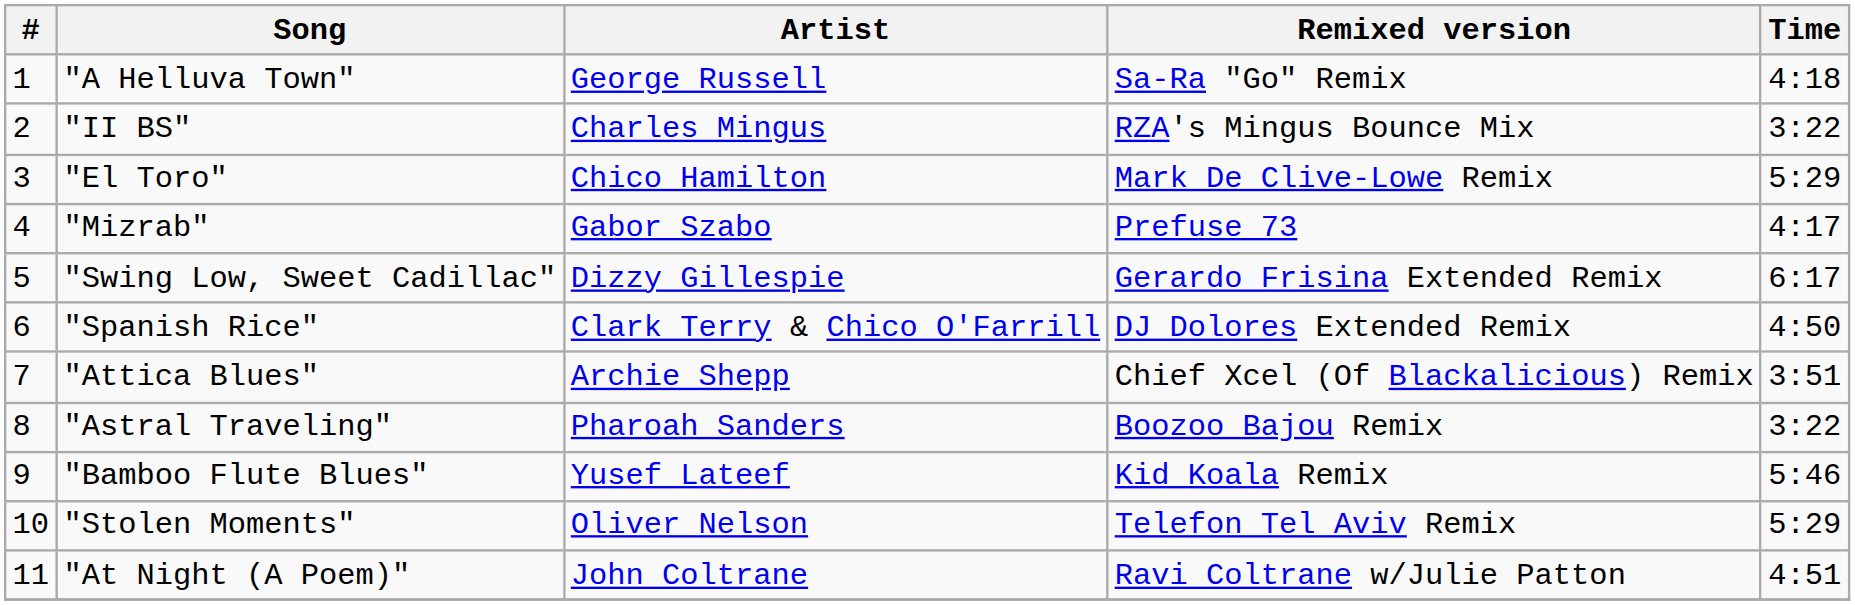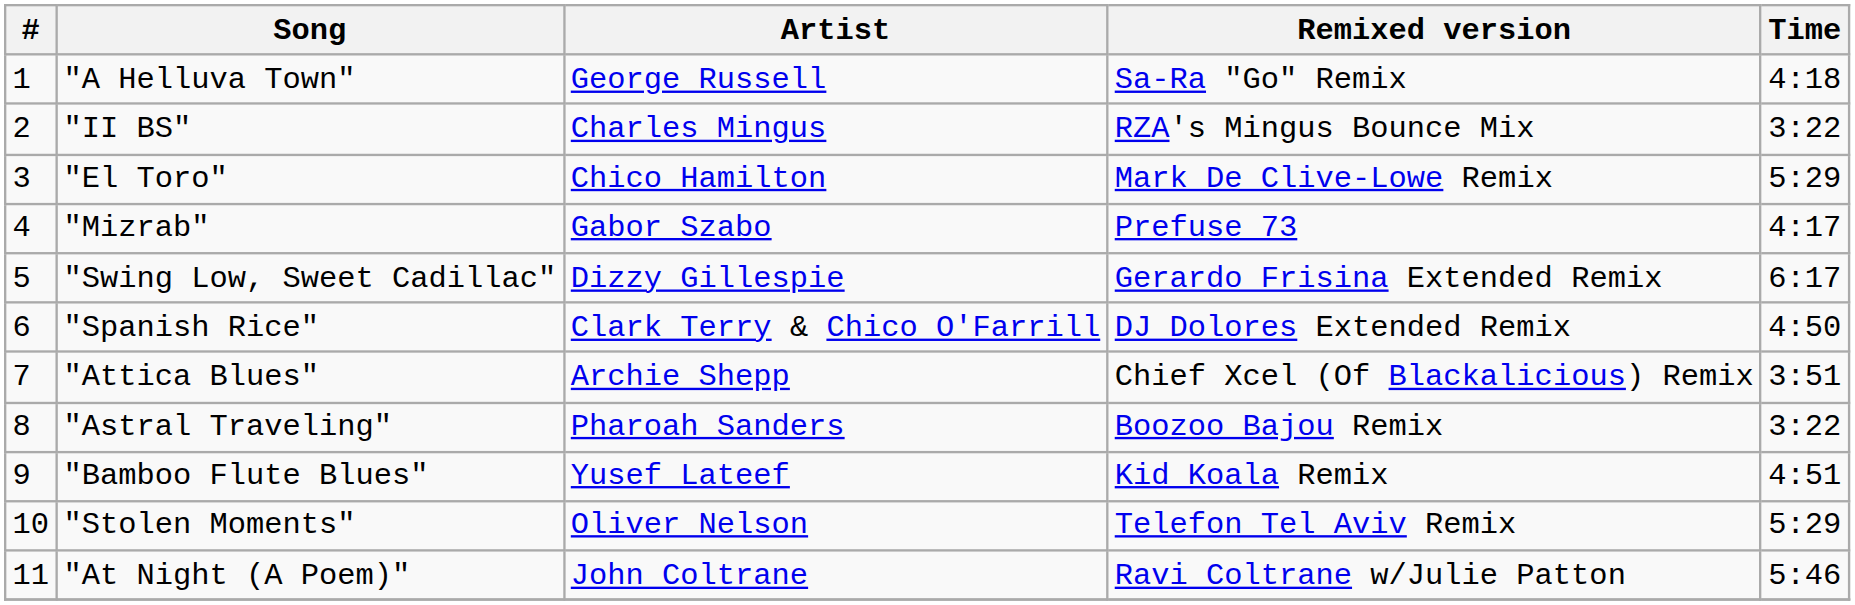(1805, 476) 5:46 -> (1805, 476) 4:51
(1805, 575) 4:51 -> (1805, 575) 5:46
